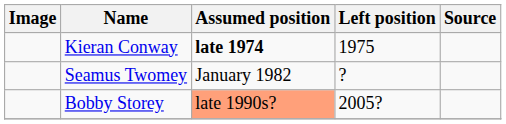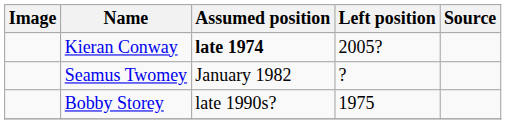(356, 47) 1975 -> (360, 47) 2005?
(236, 103) lightsalmon background -> (236, 103) no background
(360, 103) 2005? -> (356, 103) 1975
